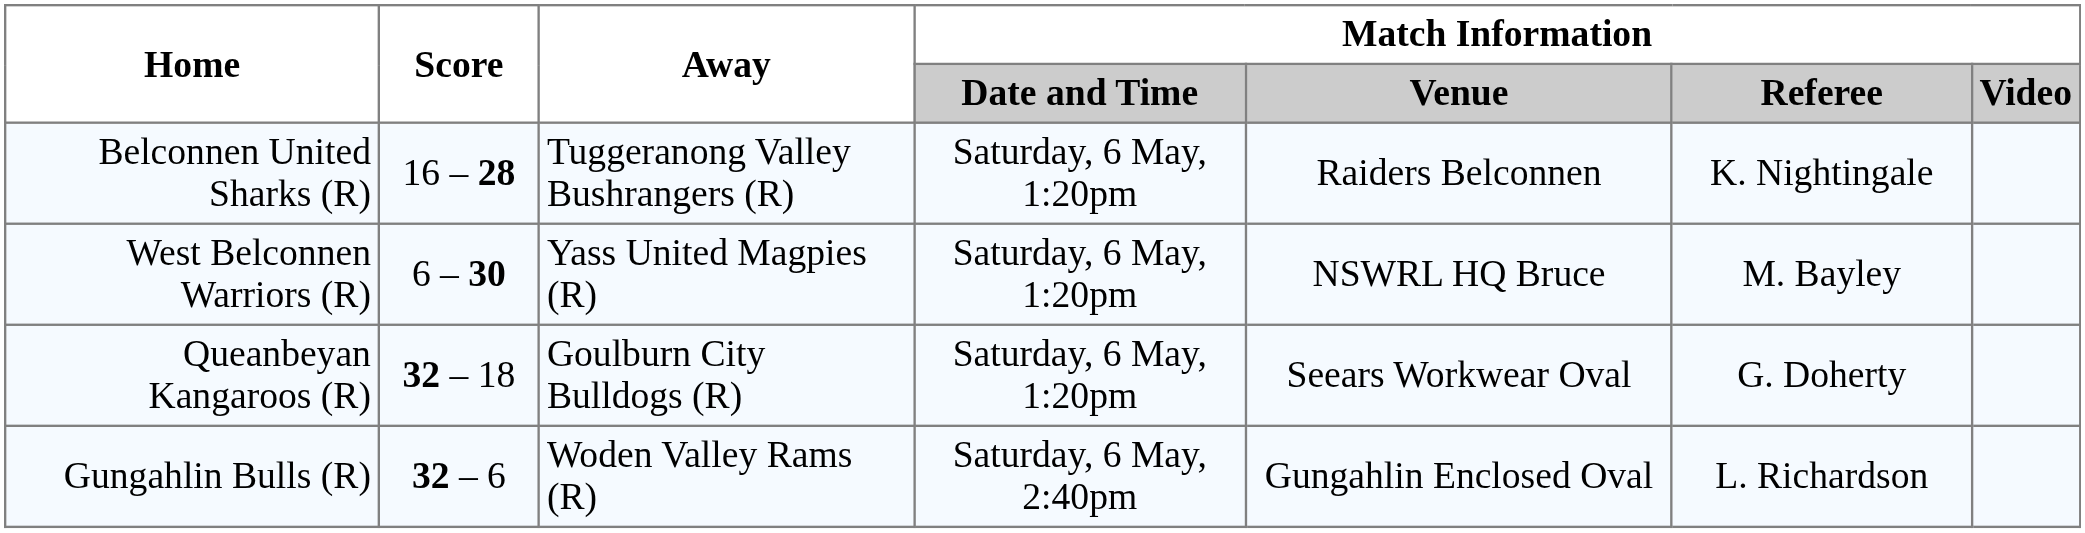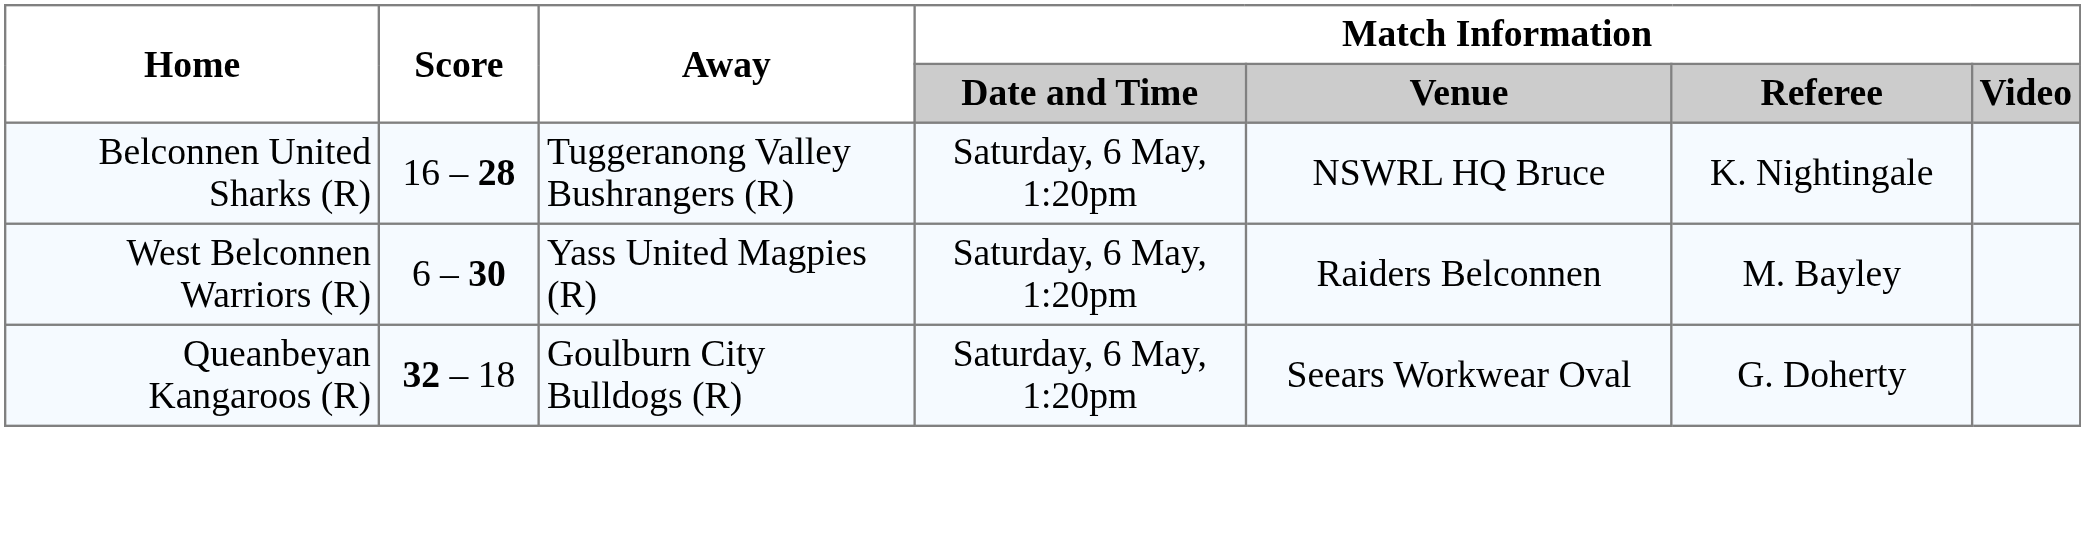(1459, 172) Raiders Belconnen -> (1459, 172) NSWRL HQ Bruce
(1459, 273) NSWRL HQ Bruce -> (1459, 273) Raiders Belconnen
- row: (217, 475)
